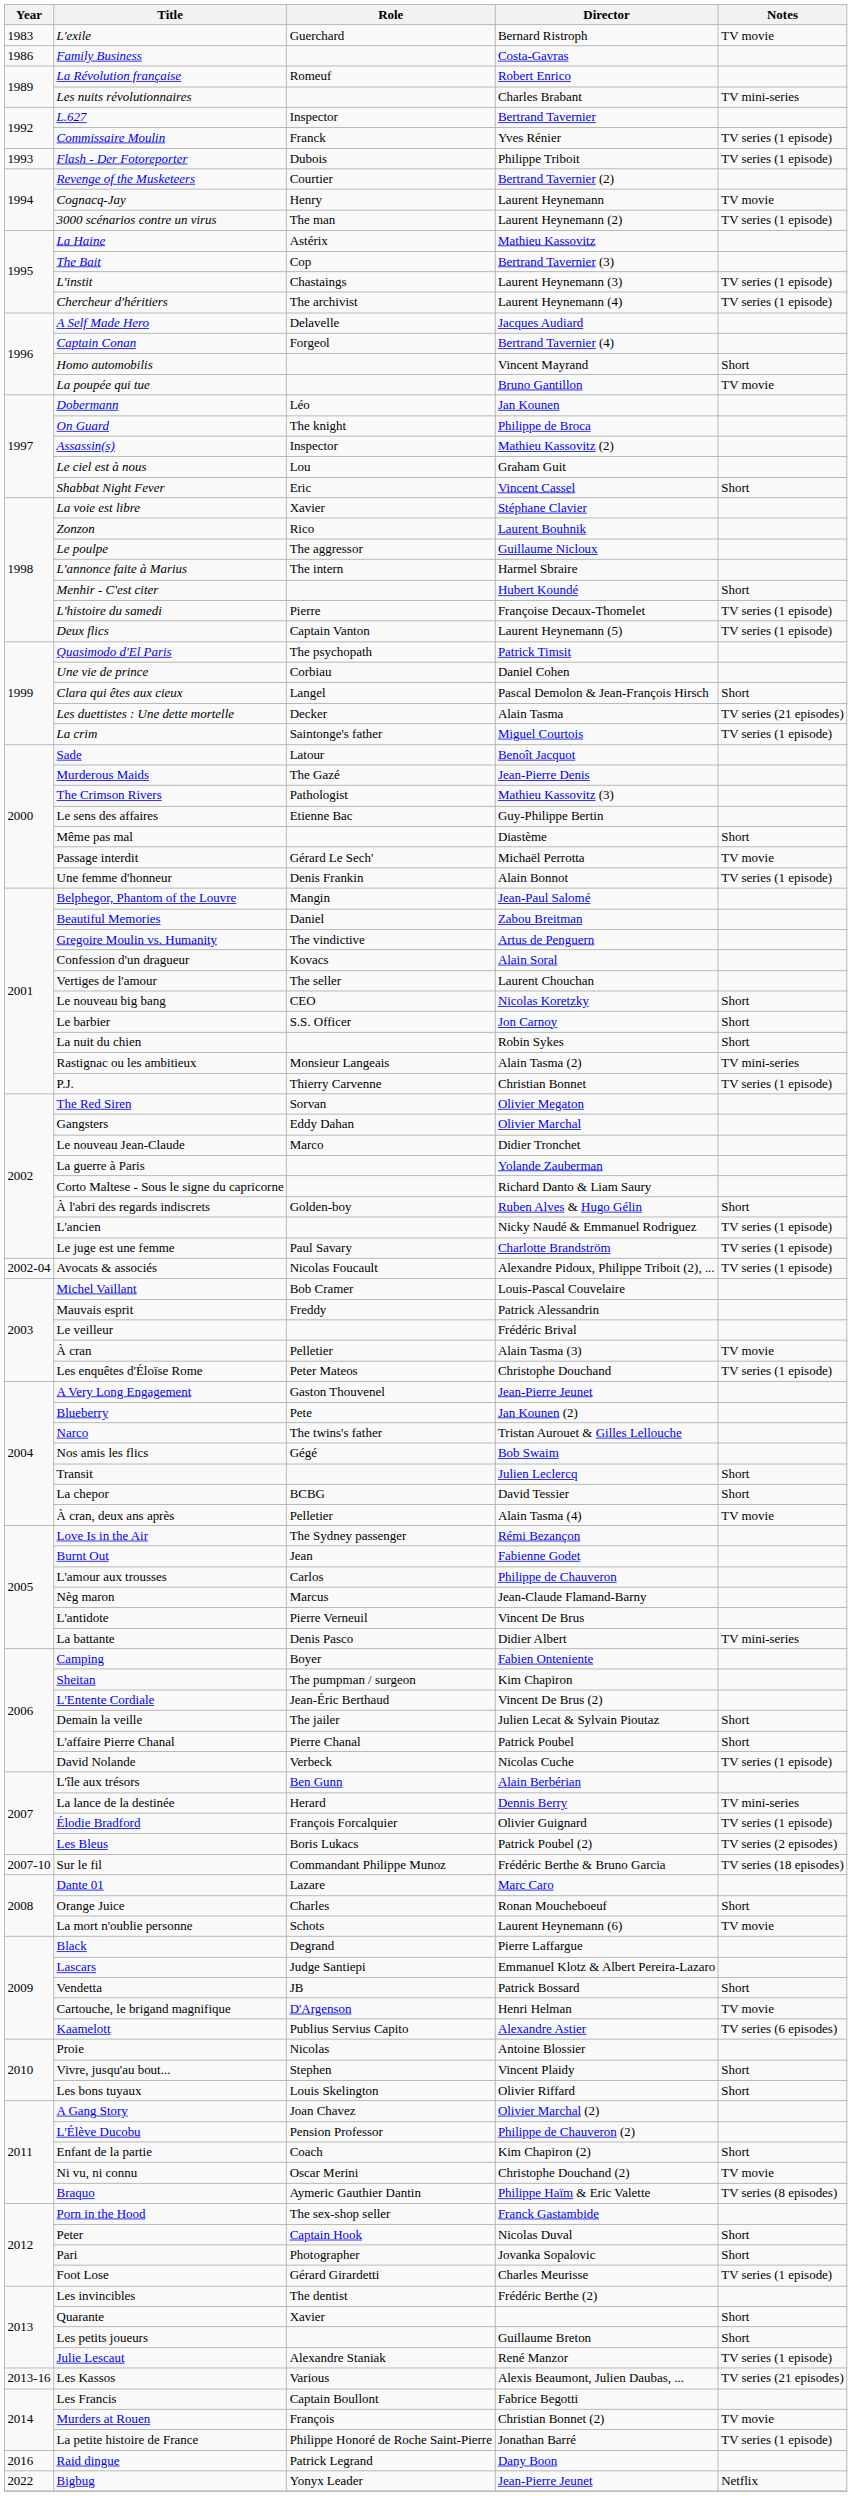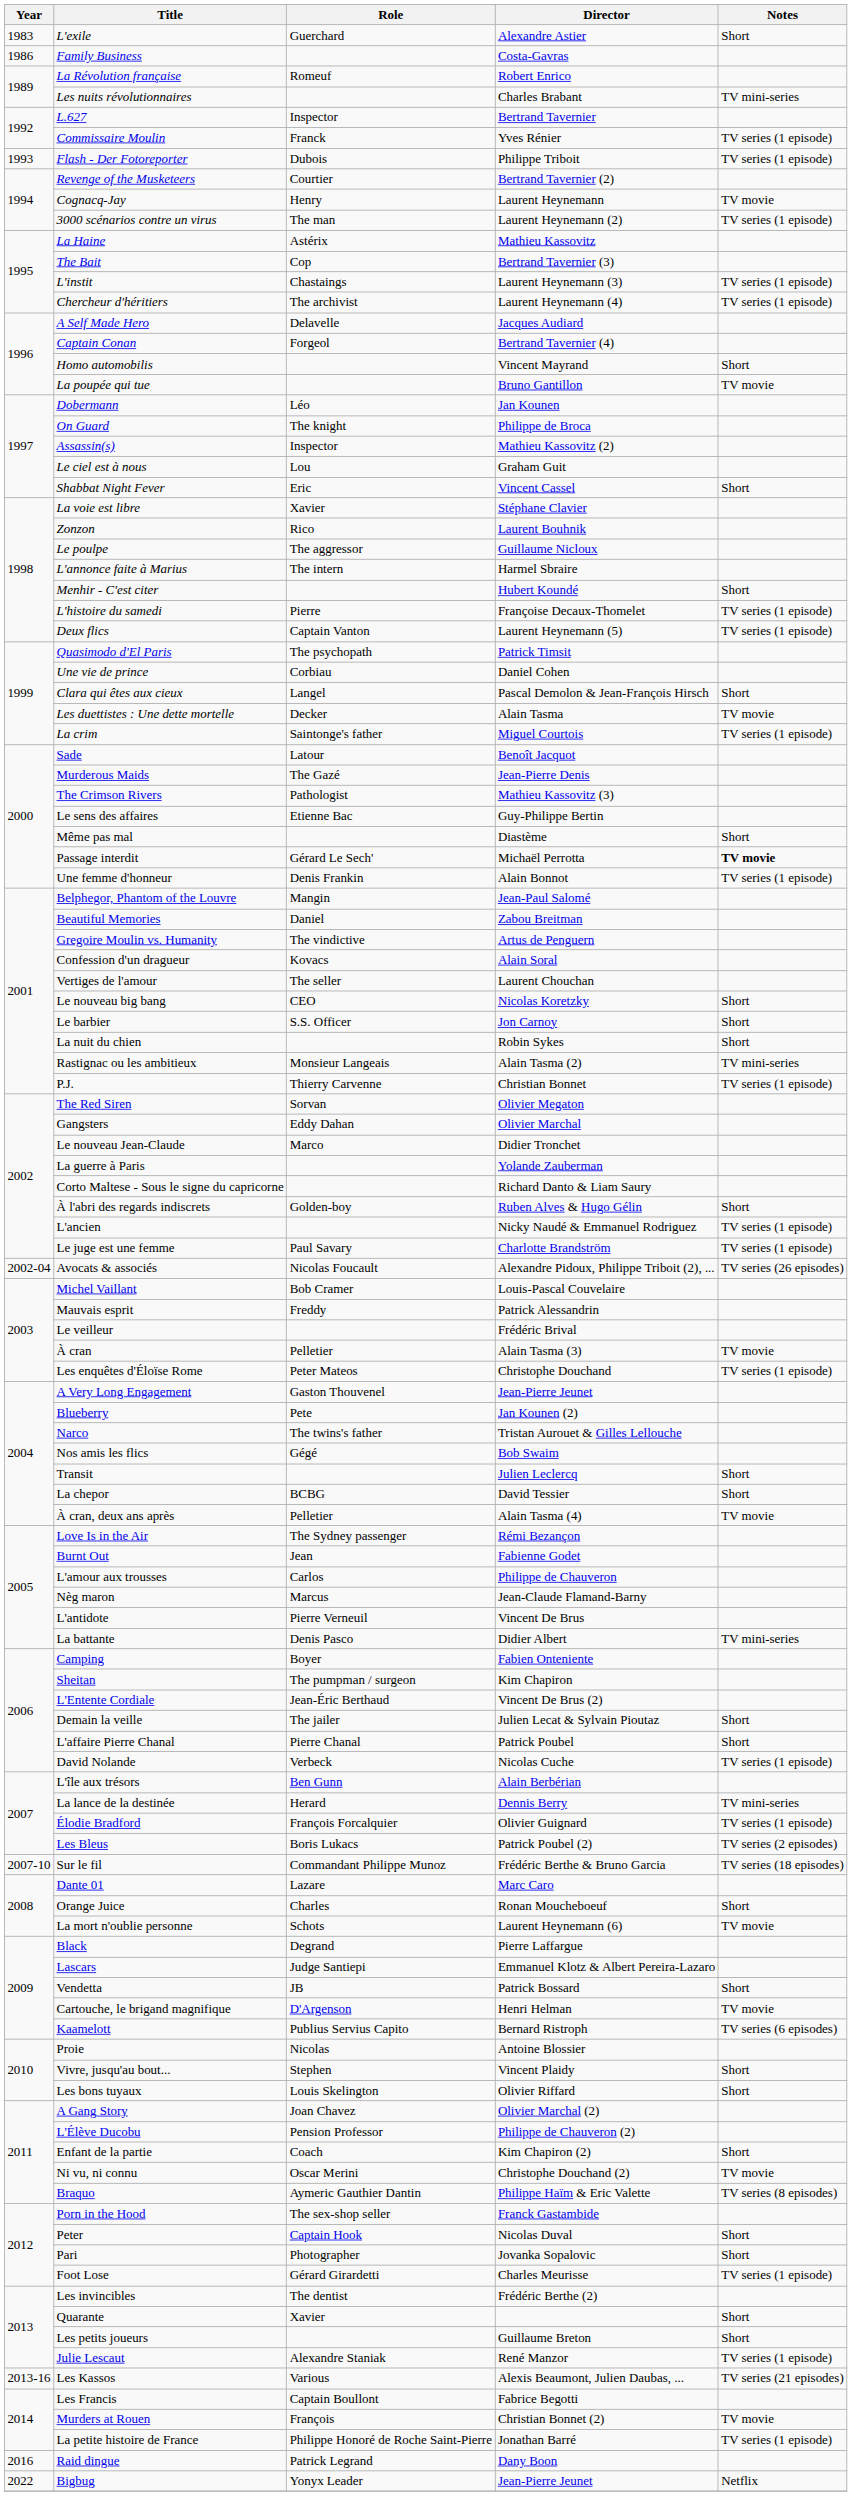(543, 35) Bernard Ristroph -> (542, 35) Alexandre Astier
(748, 35) TV movie -> (735, 35) Short
(782, 713) TV series (21 episodes) -> (748, 713) TV movie
(748, 857) normal -> (748, 857) bold
(777, 1268) TV series (1 episode) -> (782, 1268) TV series (26 episodes)
(542, 2029) Alexandre Astier -> (543, 2029) Bernard Ristroph
